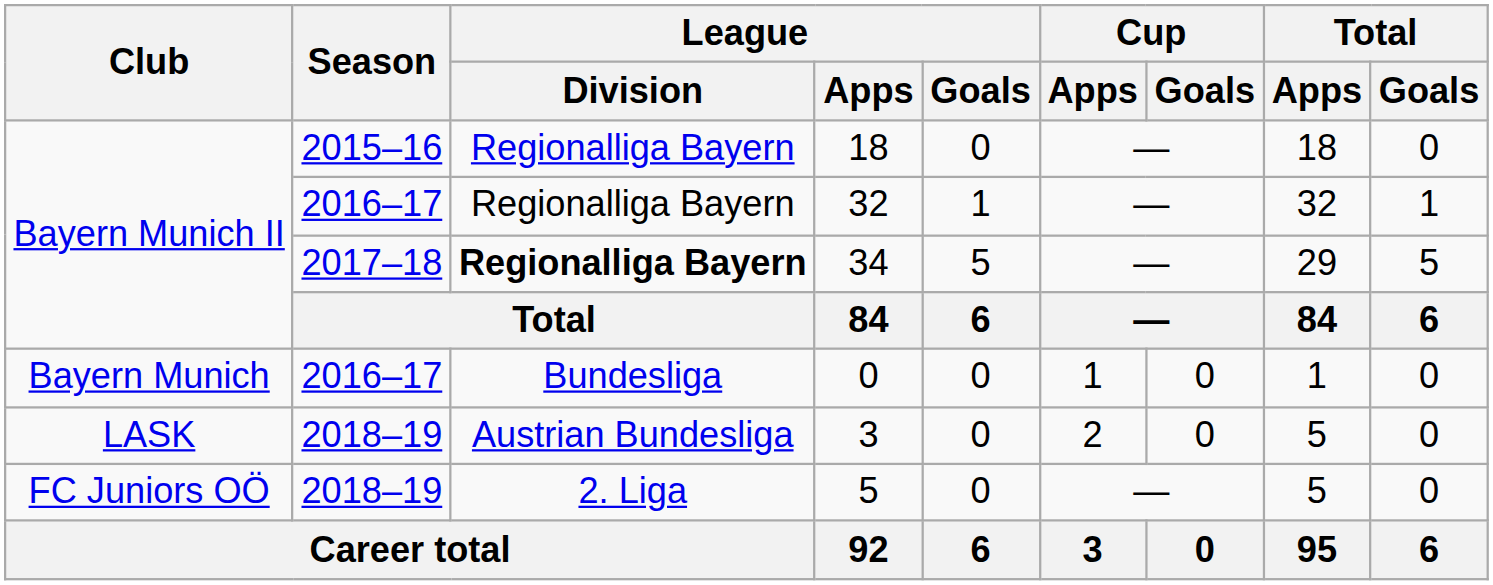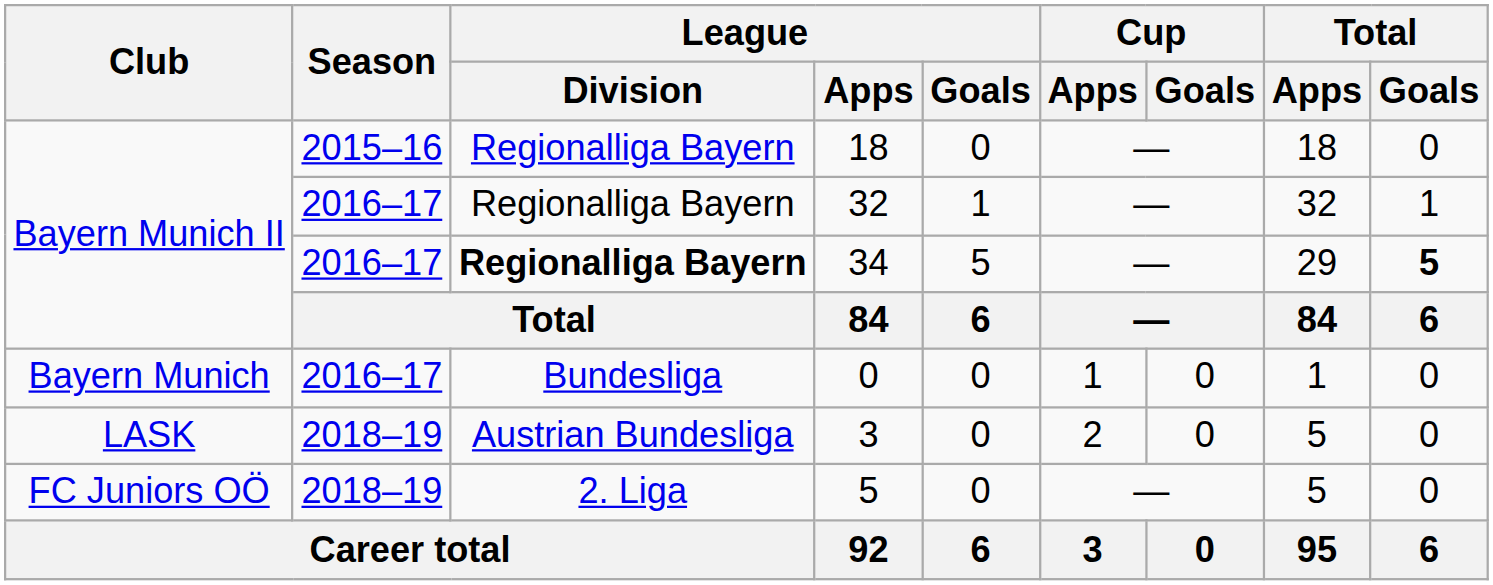(372, 262) 2017–18 -> (372, 262) 2016–17
(1429, 262) normal -> (1429, 262) bold
